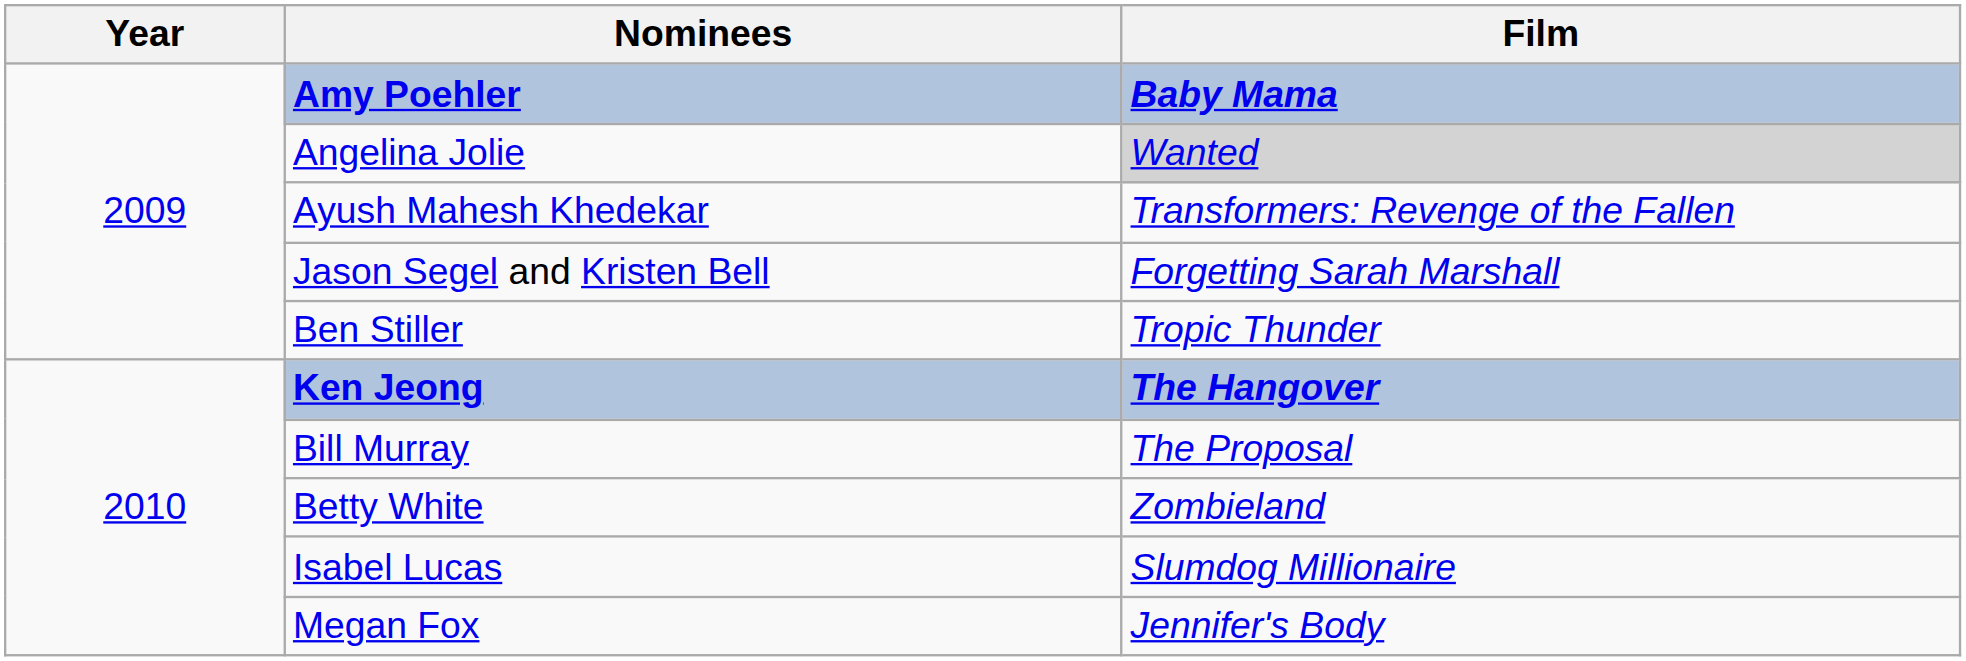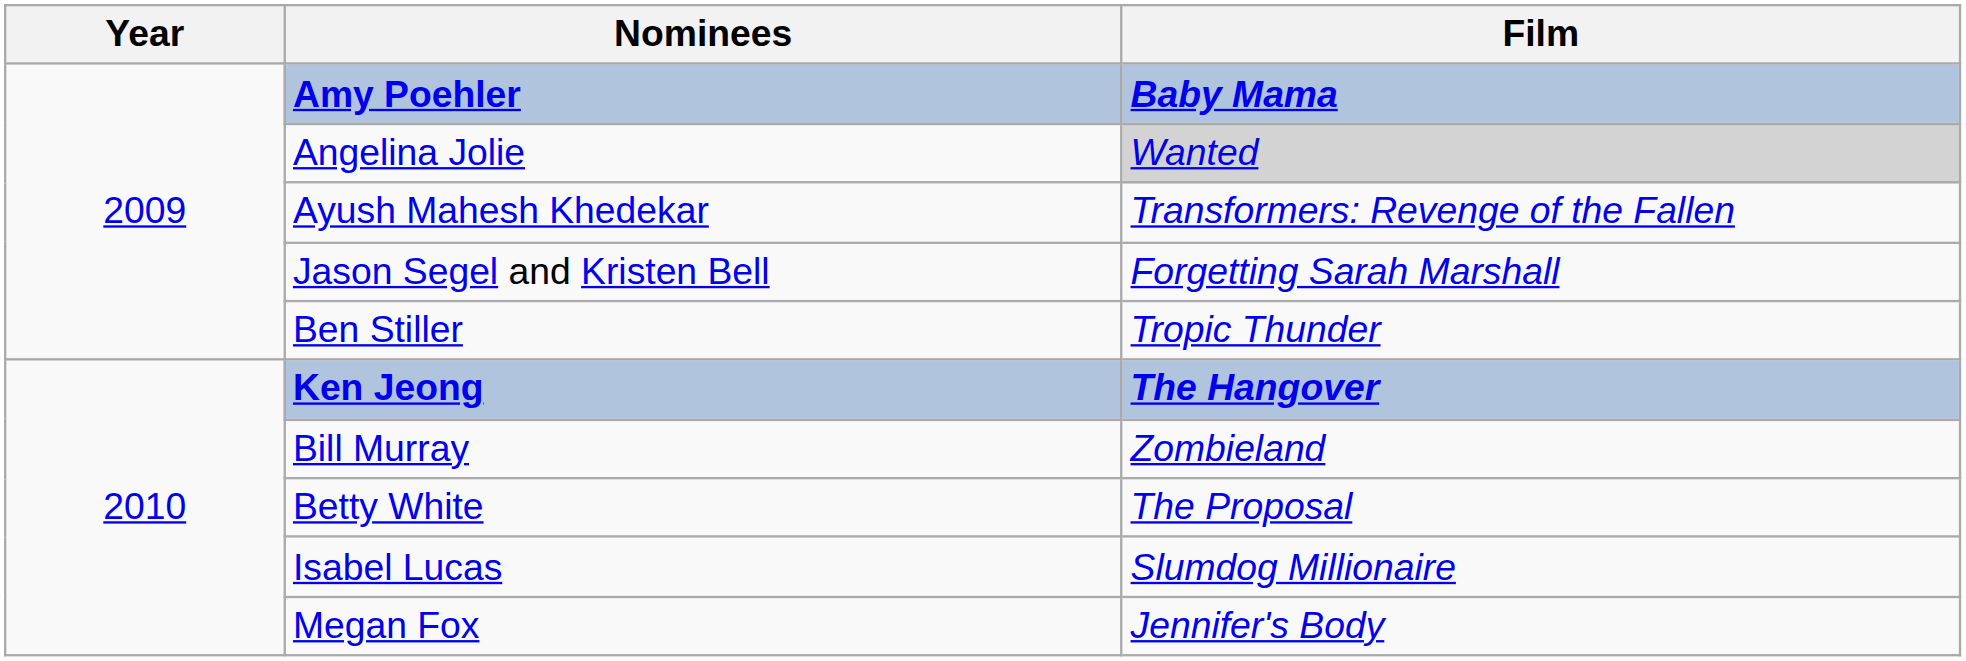(1241, 447) The Proposal -> (1228, 447) Zombieland
(1228, 507) Zombieland -> (1241, 507) The Proposal
